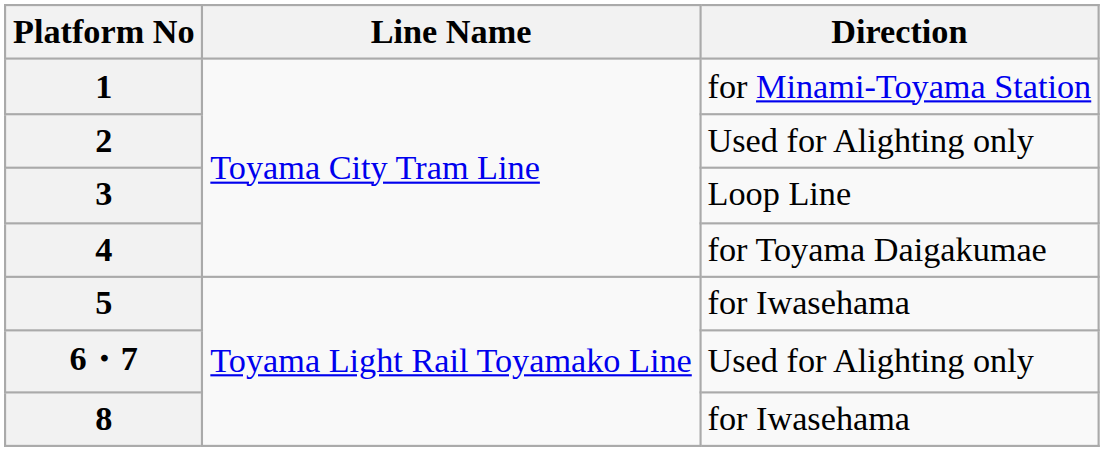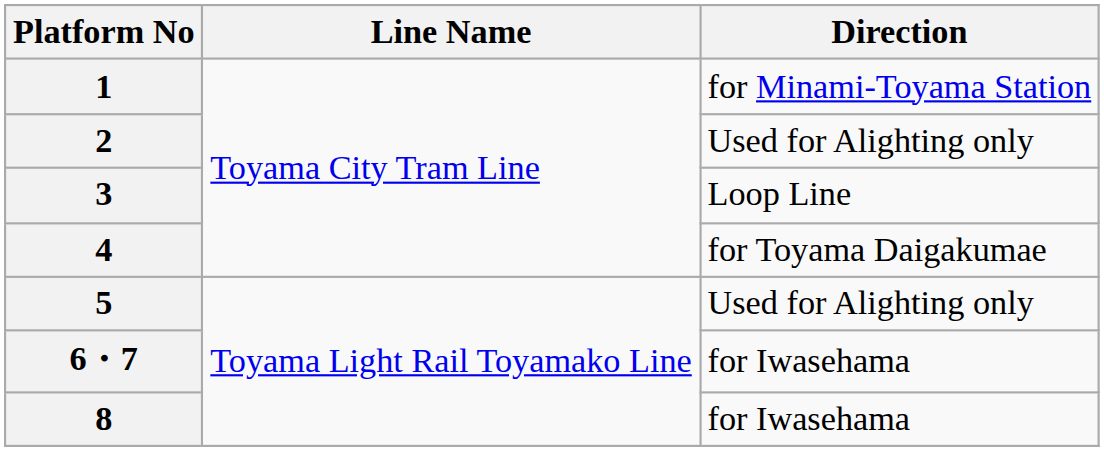(809, 303) for Iwasehama -> (871, 303) Used for Alighting only
(871, 360) Used for Alighting only -> (809, 360) for Iwasehama
